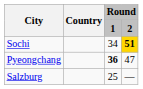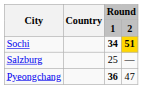(113, 44) normal -> (113, 44) bold
rows swapped: (34, 60) <-> (24, 76)
